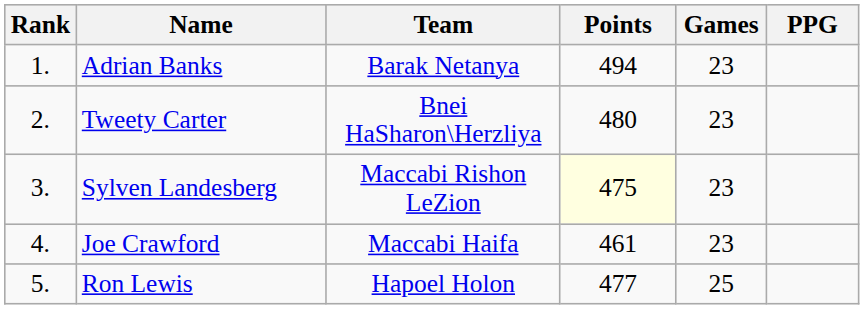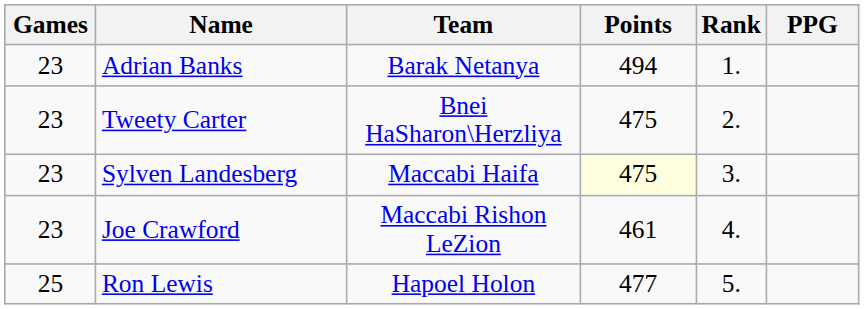columns swapped: (40, 24) <-> (721, 24)
(618, 119) 480 -> (638, 119) 475
(443, 188) Maccabi Rishon LeZion -> (463, 174) Maccabi Haifa
(443, 243) Maccabi Haifa -> (463, 228) Maccabi Rishon LeZion
